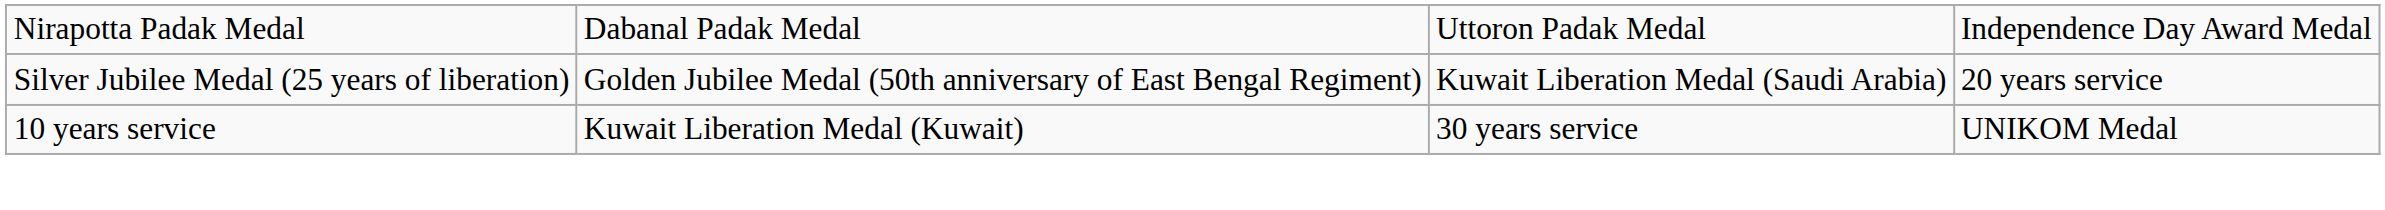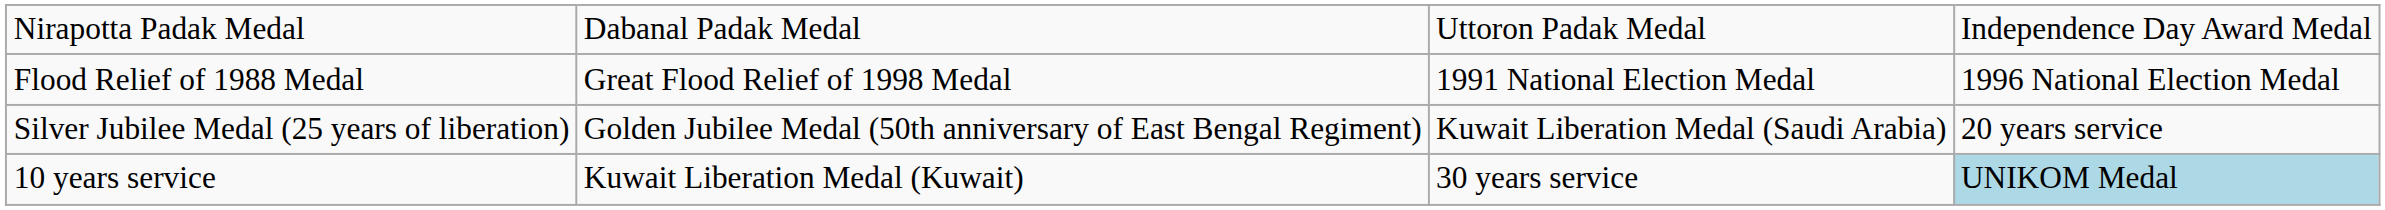+ row: (189, 79)
(2069, 128) no background -> (2069, 178) lightblue background
